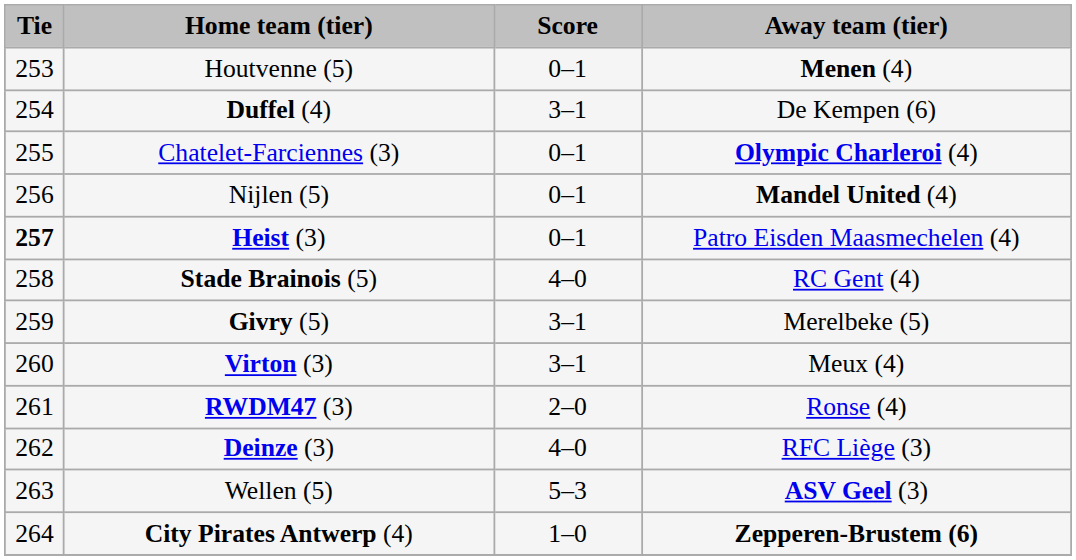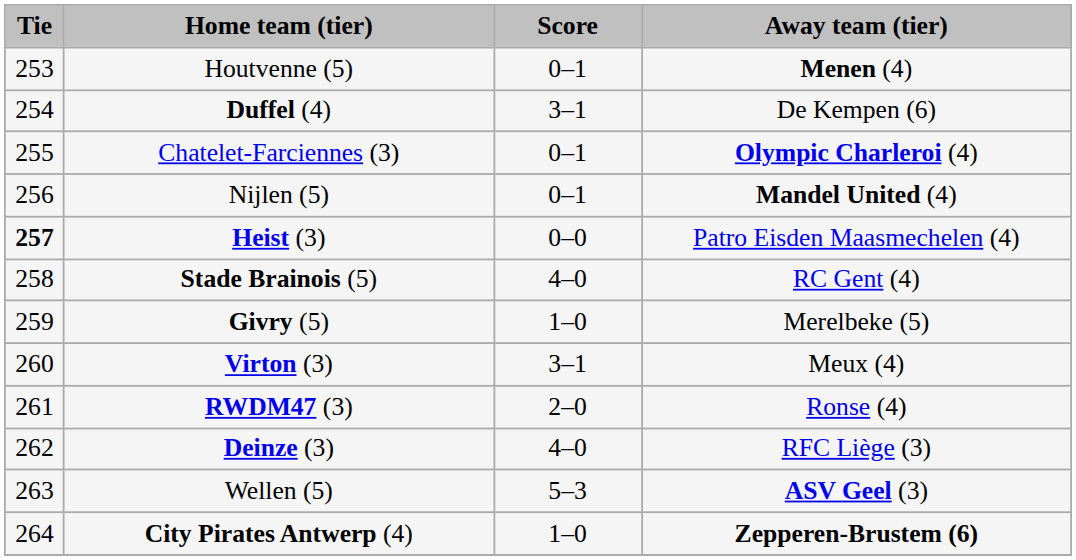(568, 237) 0–1 -> (568, 237) 0–0
(568, 321) 3–1 -> (568, 321) 1–0
